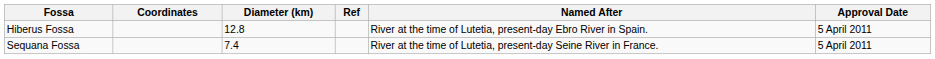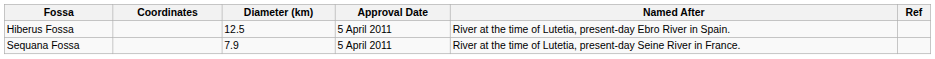columns swapped: (873, 12) <-> (352, 12)
(234, 29) 12.8 -> (234, 29) 12.5
(232, 45) 7.4 -> (232, 45) 7.9
